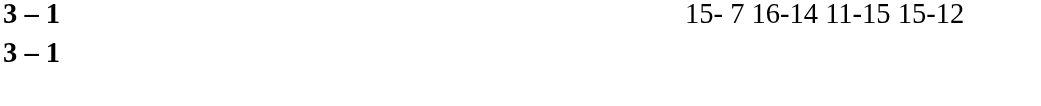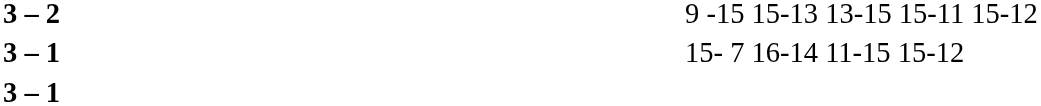+ row: (32, 13)
